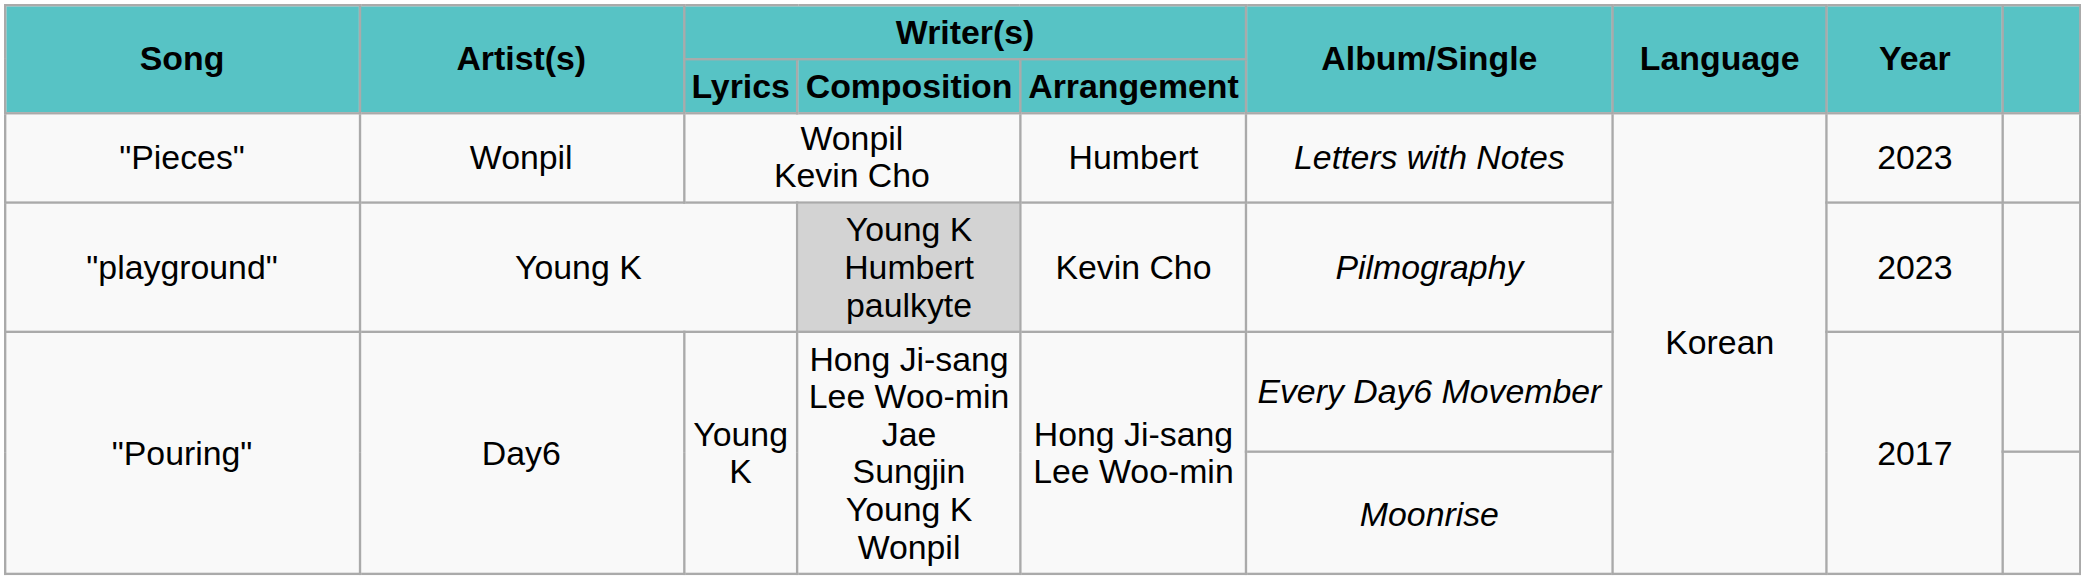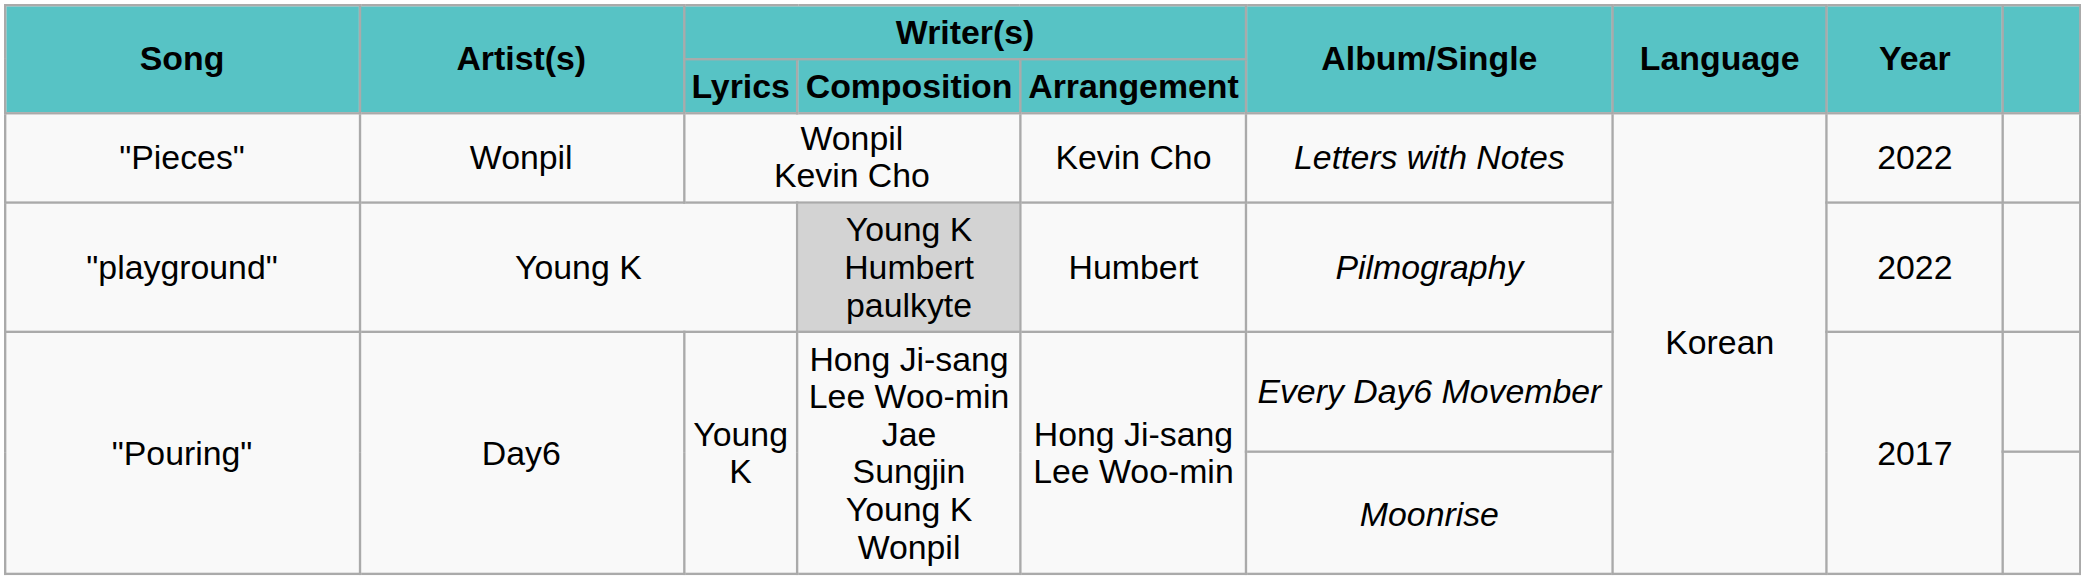(1133, 158) Humbert -> (1133, 158) Kevin Cho
(1915, 158) 2023 -> (1915, 158) 2022
(1133, 267) Kevin Cho -> (1133, 267) Humbert
(1915, 267) 2023 -> (1915, 267) 2022
